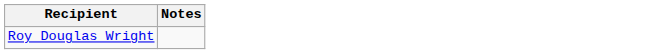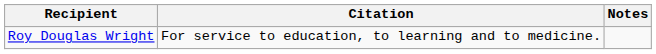+ column: (381, 16)
